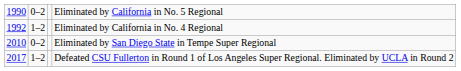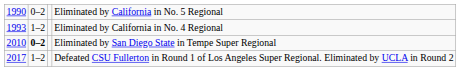(16, 27) 1992 -> (16, 27) 1993
(38, 43) normal -> (38, 43) bold
